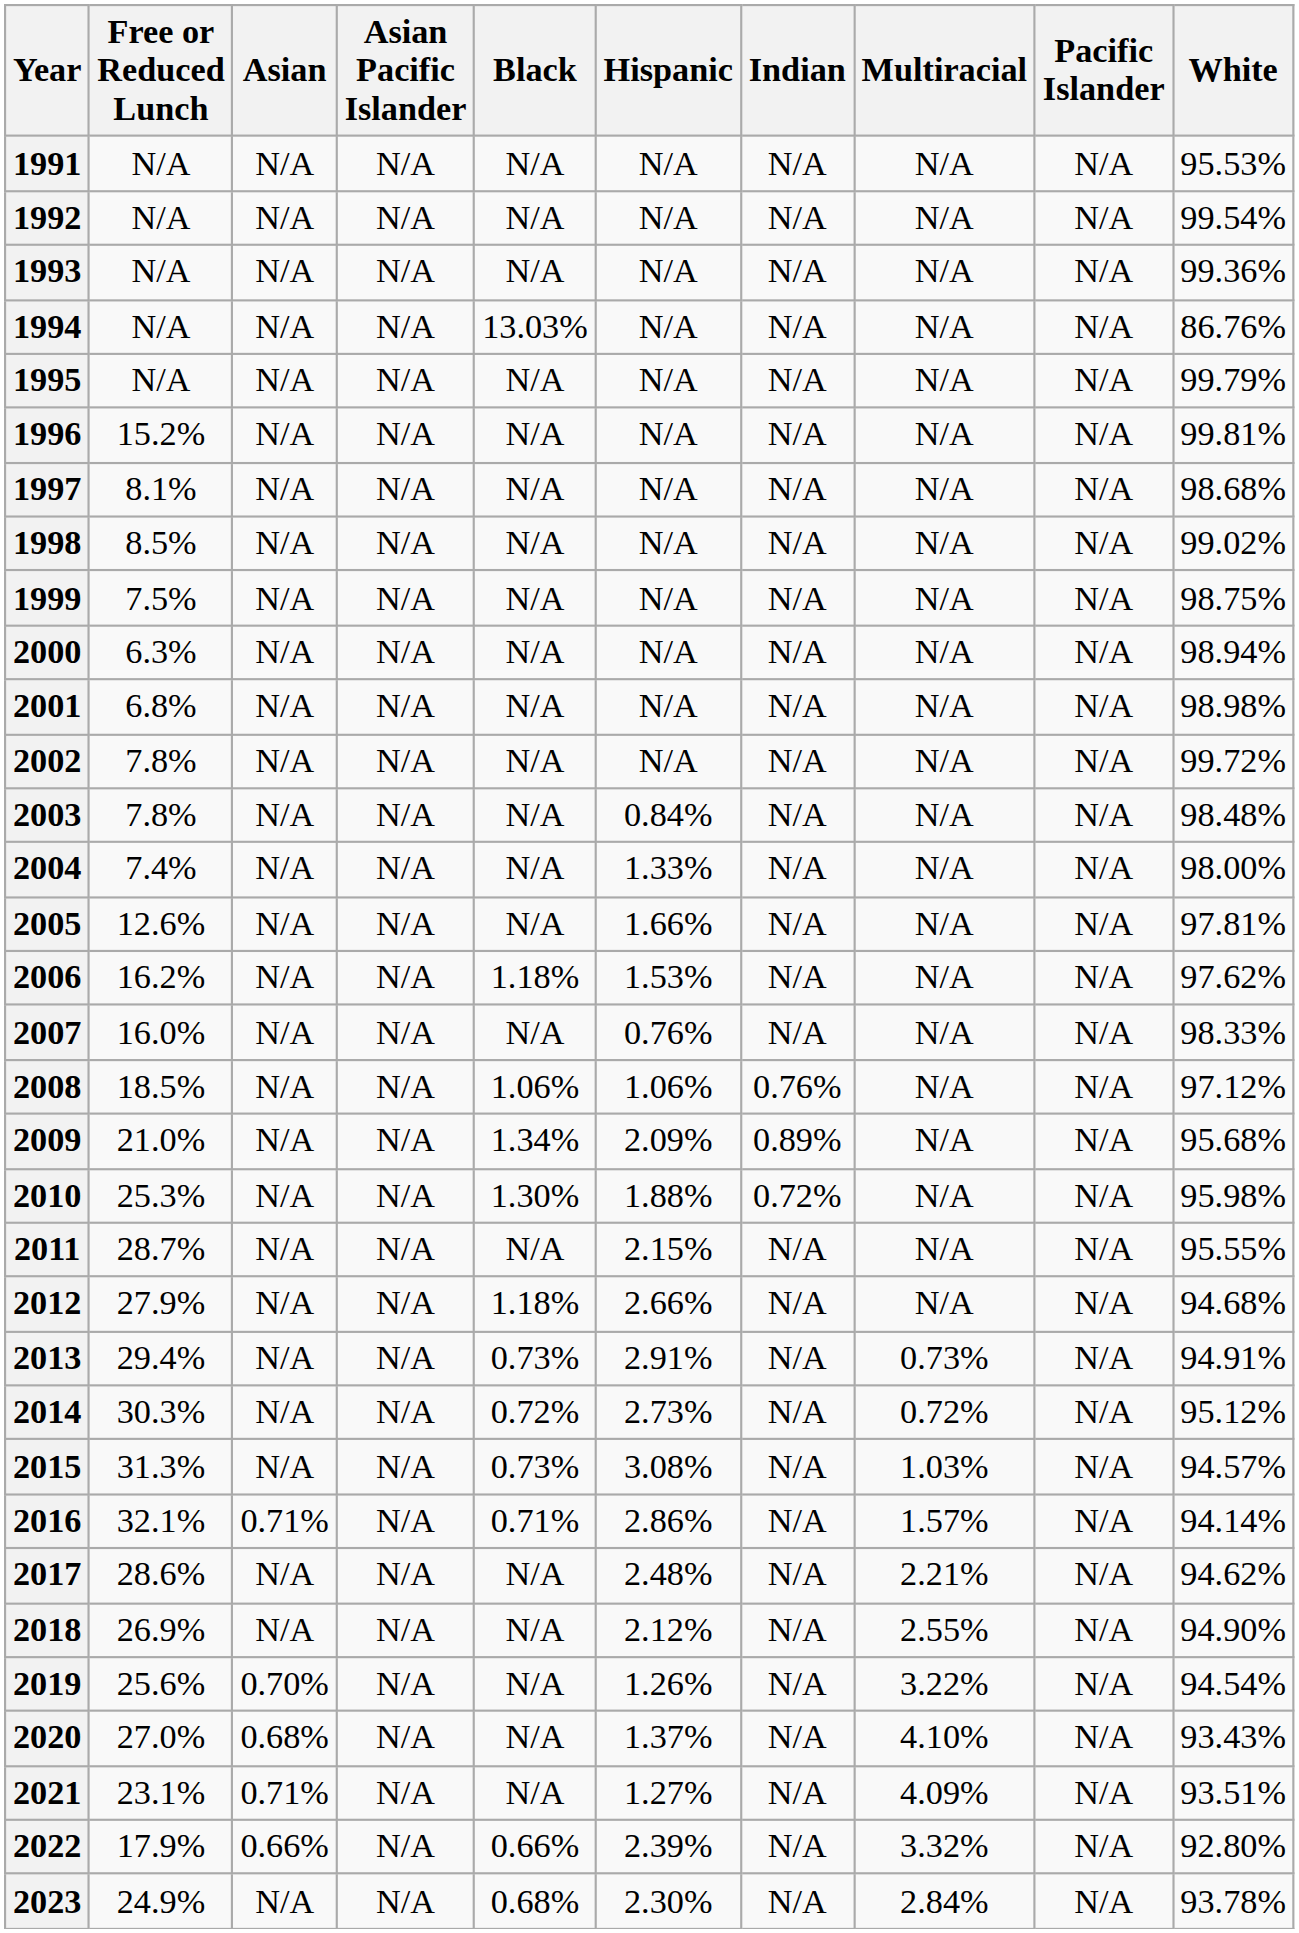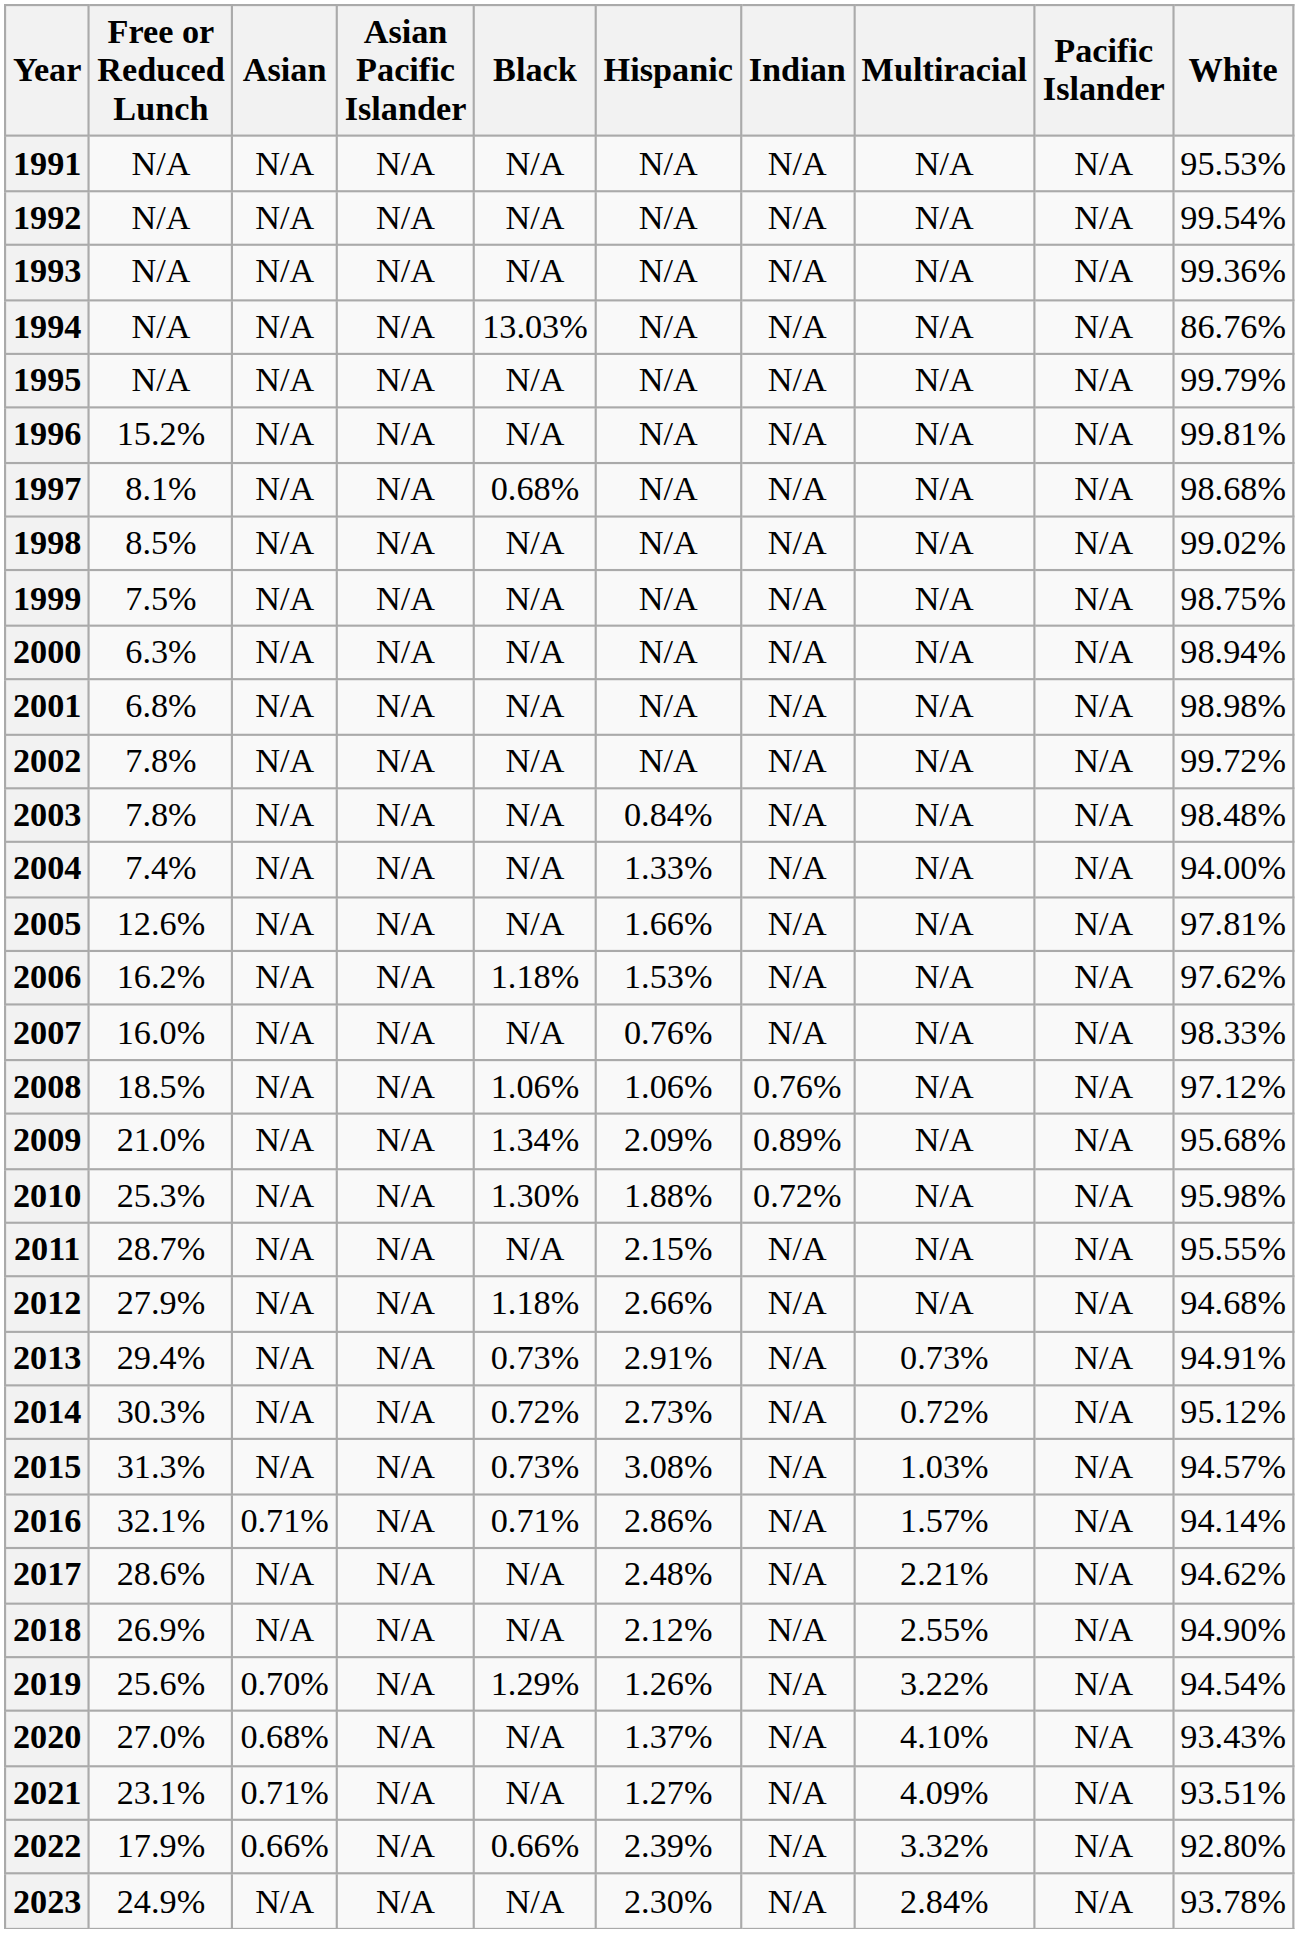(535, 488) N/A -> (535, 488) 0.68%
(1233, 868) 98.00% -> (1233, 868) 94.00%
(535, 1683) N/A -> (535, 1683) 1.29%
(535, 1900) 0.68% -> (535, 1900) N/A
